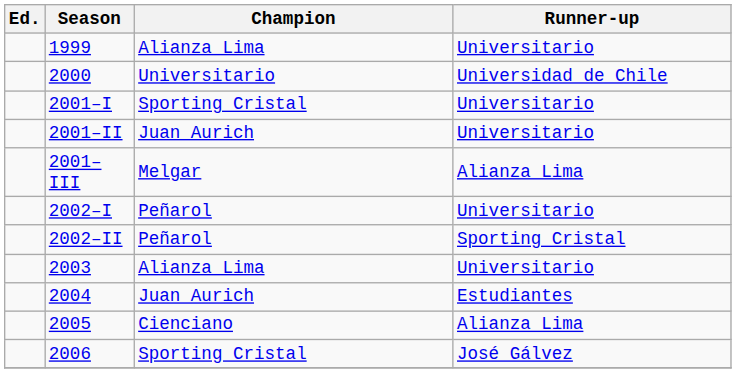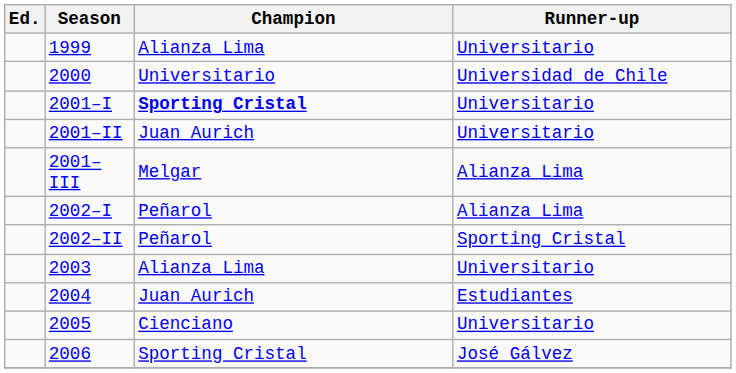(222, 105) normal -> (222, 105) bold
(525, 211) Universitario -> (520, 211) Alianza Lima
(520, 325) Alianza Lima -> (525, 325) Universitario
